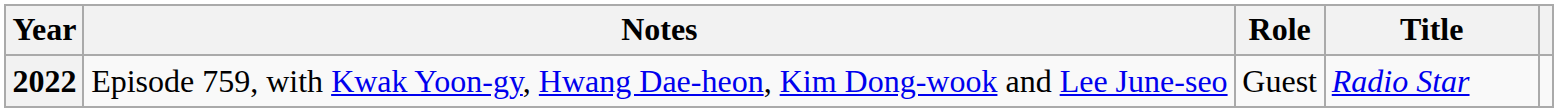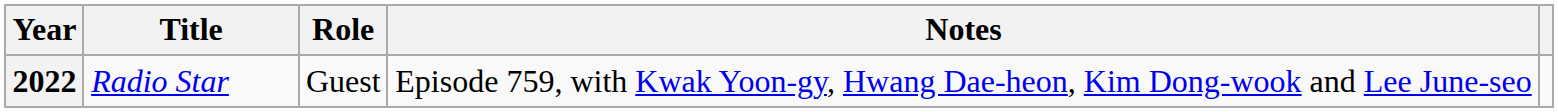columns swapped: (1432, 29) <-> (659, 29)
